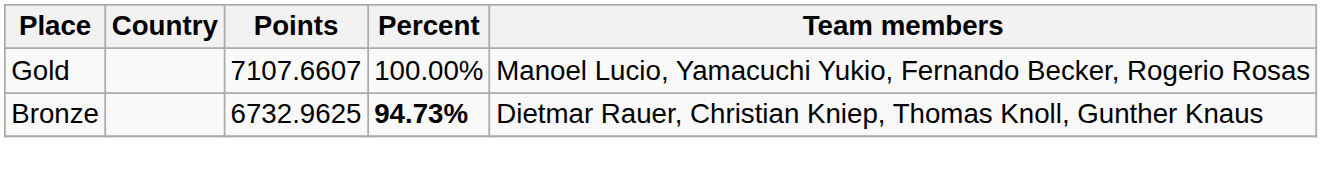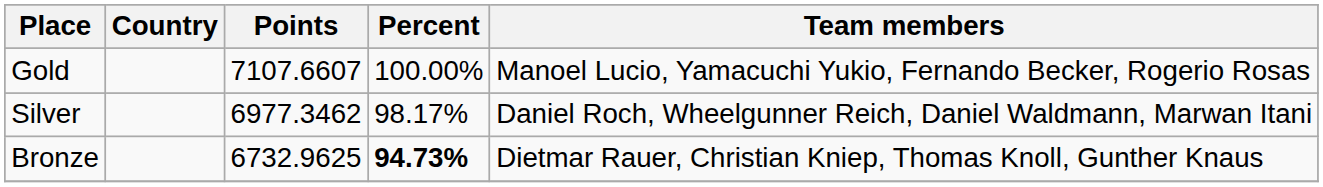+ row: (46, 114)
